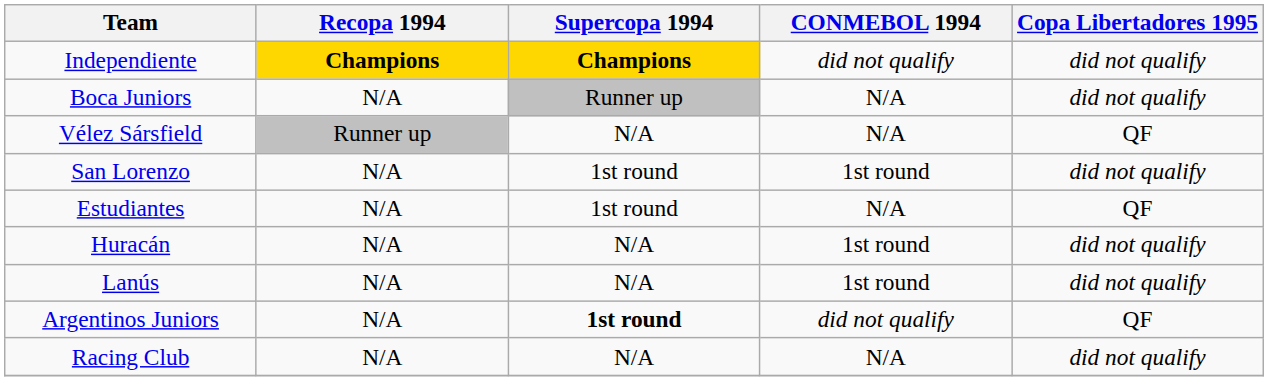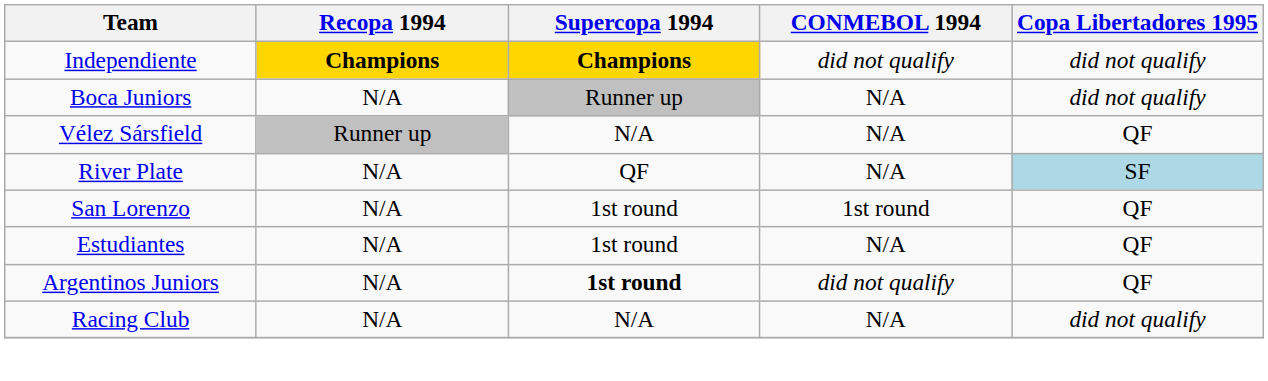+ row: (131, 171)
(1138, 171) did not qualify -> (1138, 208) QF
- row: (131, 245)
- row: (131, 282)
